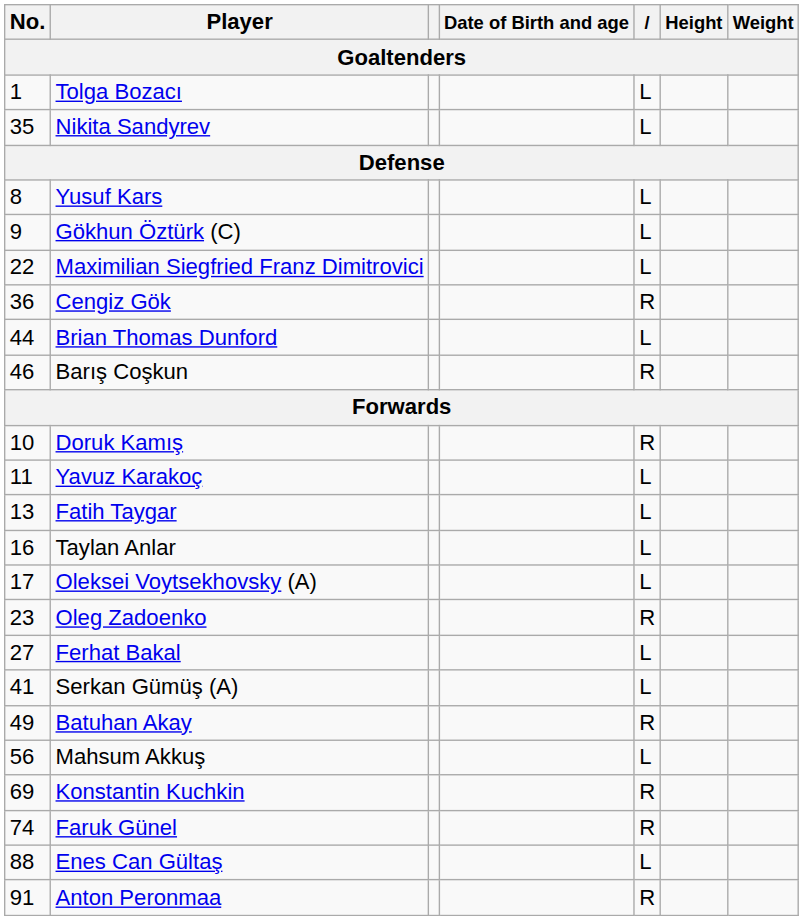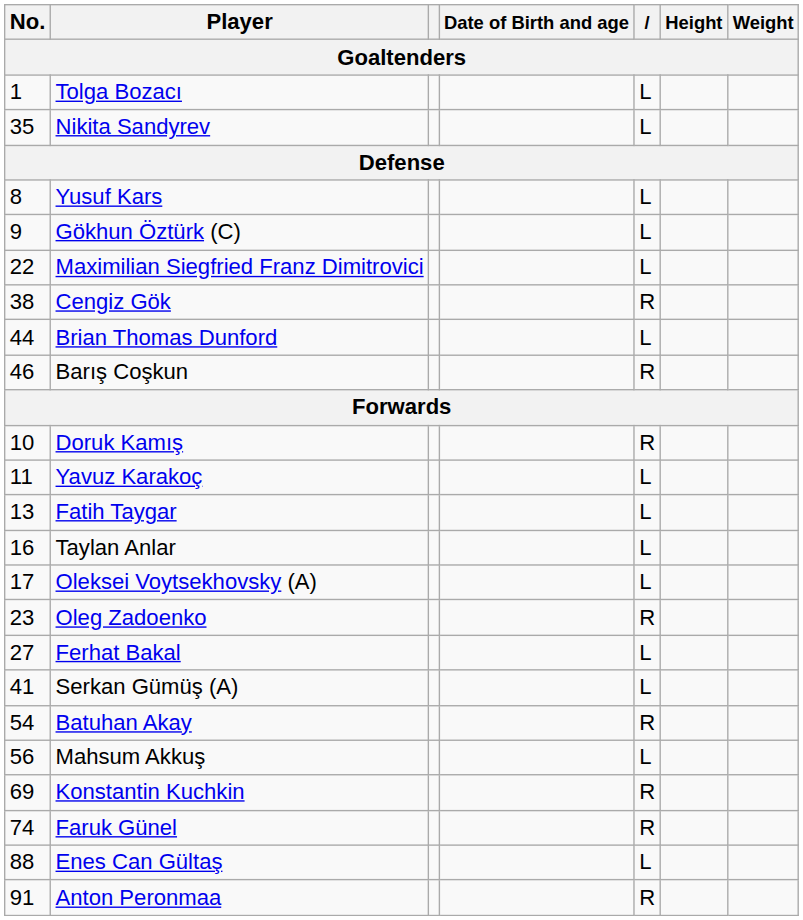(22, 302) 36 -> (22, 302) 38
(22, 722) 49 -> (22, 722) 54
